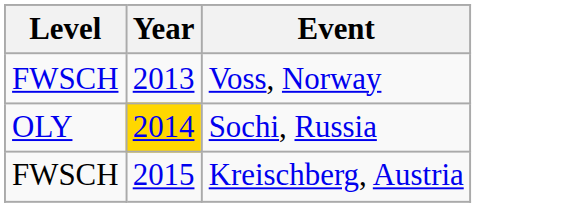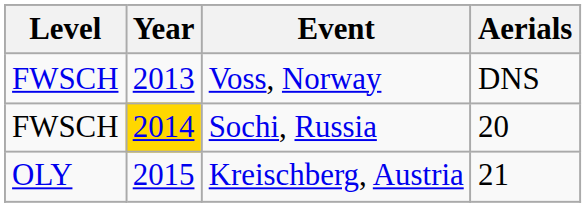+ column: (525, 28)
(42, 126) OLY -> (65, 126) FWSCH
(65, 175) FWSCH -> (42, 175) OLY
